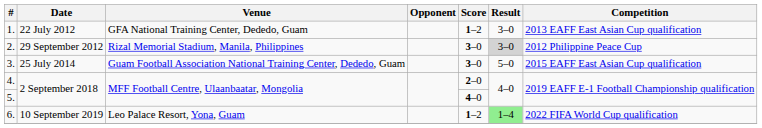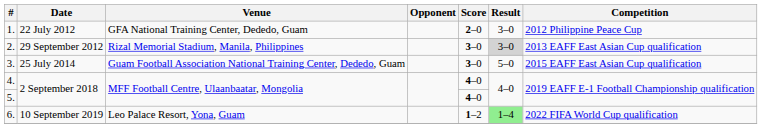(474, 30) 1–2 -> (474, 30) 2–0
(613, 30) 2013 EAFF East Asian Cup qualification -> (584, 30) 2012 Philippine Peace Cup
(584, 47) 2012 Philippine Peace Cup -> (613, 47) 2013 EAFF East Asian Cup qualification
(474, 81) 2–0 -> (474, 81) 4–0
